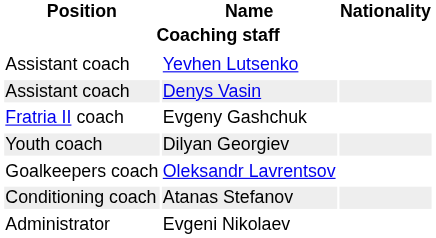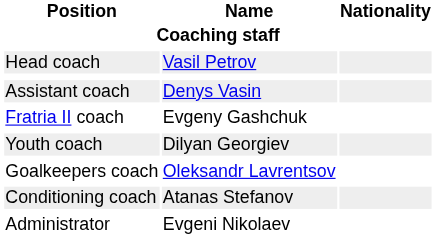+ row: (210, 62)
- row: (231, 64)
